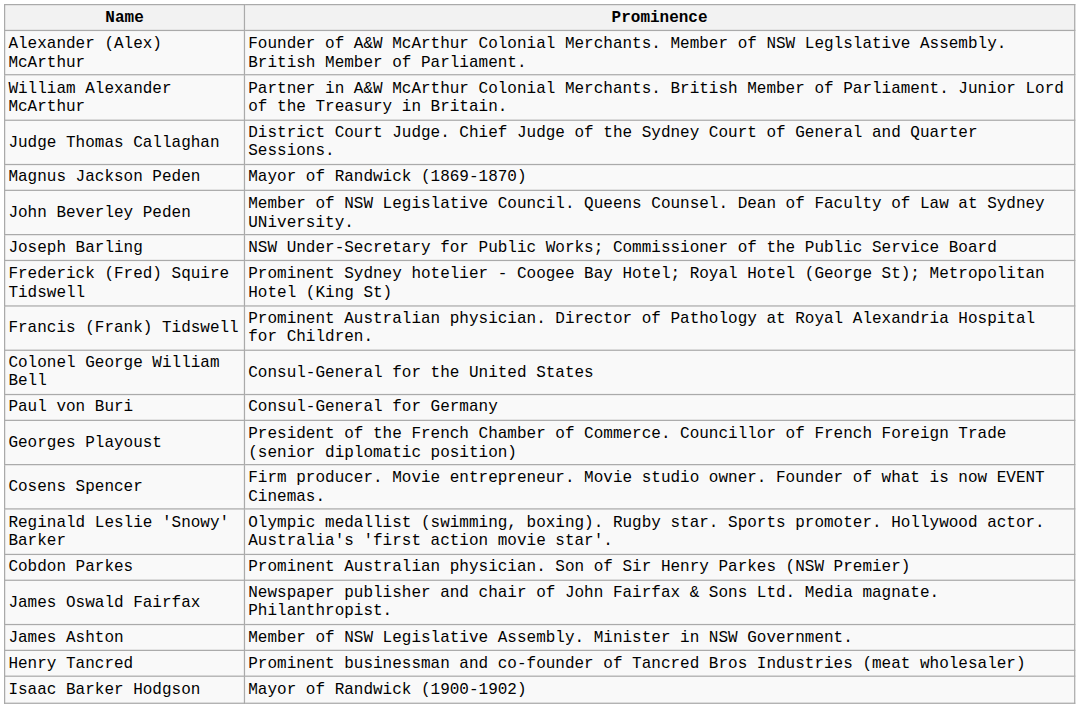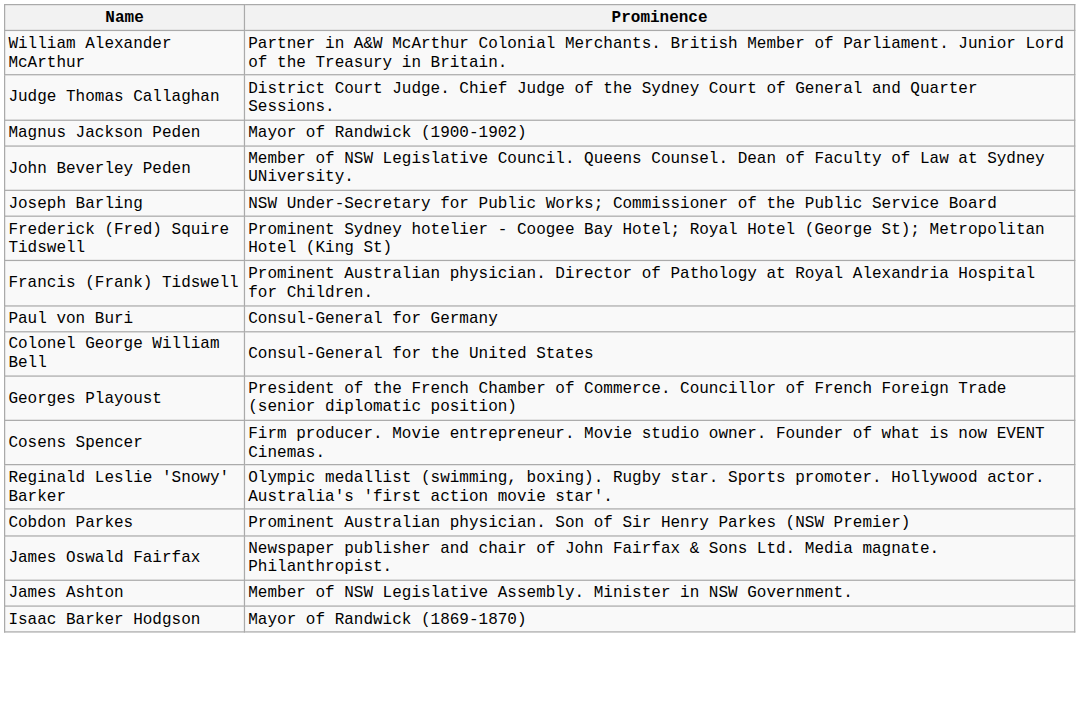- row: (85, 53)
(387, 177) Mayor of Randwick (1869-1870) -> (387, 133) Mayor of Randwick (1900-1902)
rows swapped: (114, 372) <-> (71, 407)
- row: (71, 664)
(387, 690) Mayor of Randwick (1900-1902) -> (387, 619) Mayor of Randwick (1869-1870)
